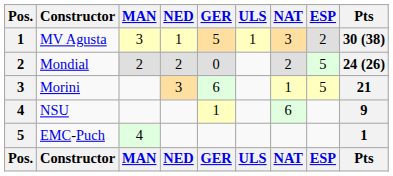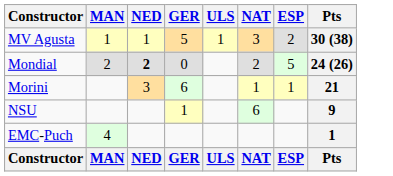- column: (21, 15)
(139, 39) 3 -> (107, 39) 1
(179, 63) normal -> (146, 63) bold
(323, 87) 5 -> (291, 87) 1
